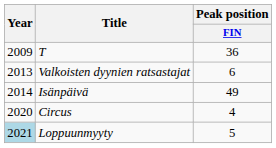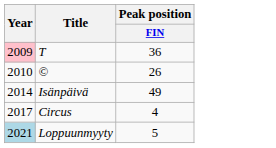(20, 52) no background -> (20, 52) pink background
+ row: (43, 72)
- row: (114, 72)
(20, 112) 2020 -> (20, 112) 2017
